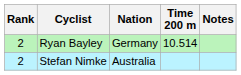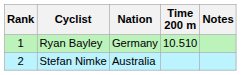(21, 43) 2 -> (21, 43) 1
(180, 43) 10.514 -> (180, 43) 10.510
